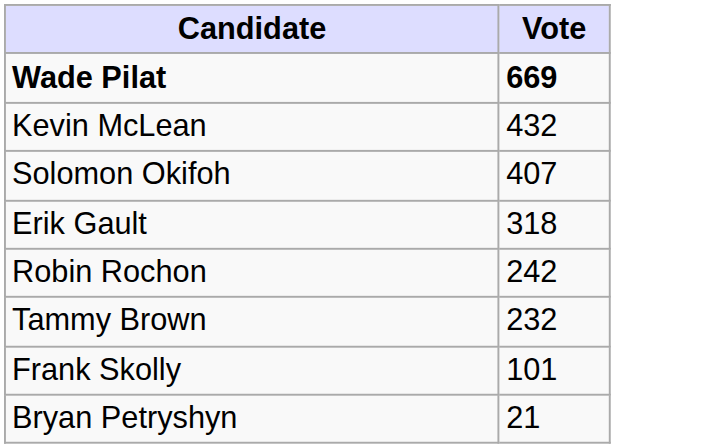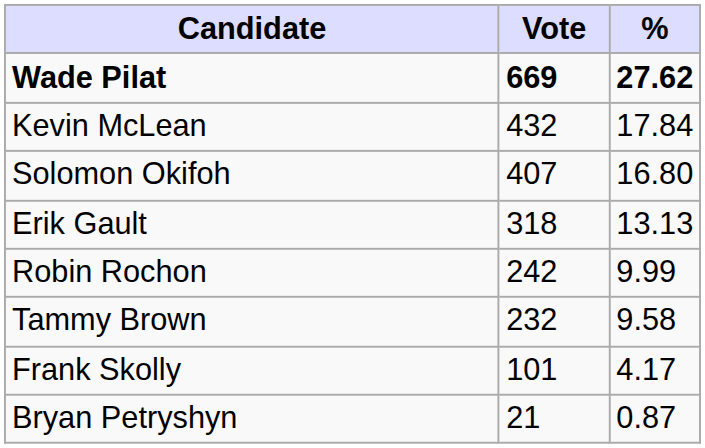+ column: (655, 28)
